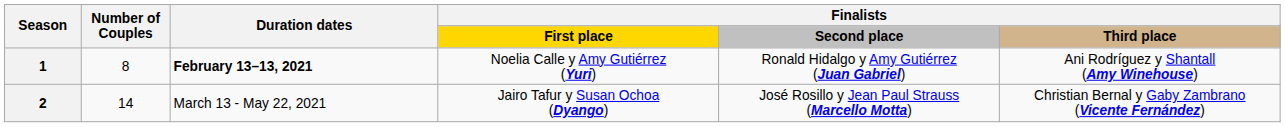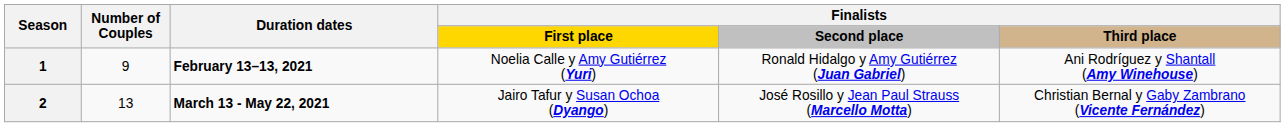(126, 66) 8 -> (126, 66) 9
(126, 103) 14 -> (126, 103) 13
(250, 103) normal -> (251, 103) bold
